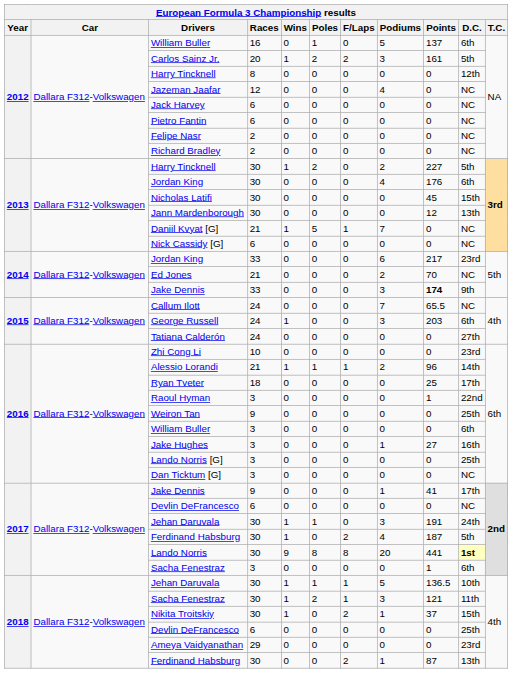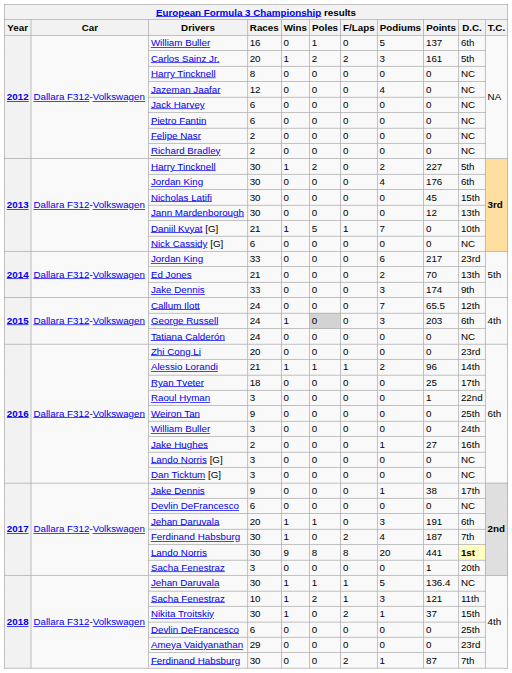(470, 73) 12th -> (468, 73) NC
(468, 228) NC -> (470, 228) 10th
(468, 274) NC -> (470, 274) 13th
(434, 290) bold -> (434, 290) normal
(468, 305) NC -> (470, 305) 12th
(315, 320) no background -> (315, 320) lightgrey background
(470, 336) 27th -> (468, 336) NC
(255, 351) 10 -> (255, 351) 20
(468, 428) 6th -> (470, 428) 24th
(252, 444) 3 -> (252, 444) 2
(470, 459) 25th -> (468, 459) NC
(431, 490) 41 -> (431, 490) 38
(255, 521) 30 -> (255, 521) 20
(470, 521) 24th -> (468, 521) 6th
(468, 536) 5th -> (468, 536) 7th
(468, 567) 6th -> (470, 567) 20th
(438, 583) 136.5 -> (438, 583) 136.4
(470, 583) 10th -> (468, 583) NC
(255, 598) 30 -> (255, 598) 10
(470, 660) 13th -> (468, 660) 7th
